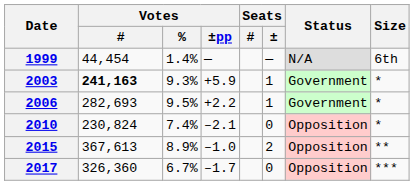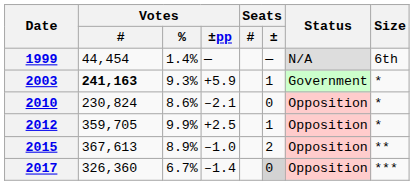- row: (41, 103)
(182, 125) 7.4% -> (182, 103) 8.6%
+ row: (41, 125)
(220, 169) –1.7 -> (220, 169) –1.4
(269, 169) no background -> (269, 169) lightgrey background
